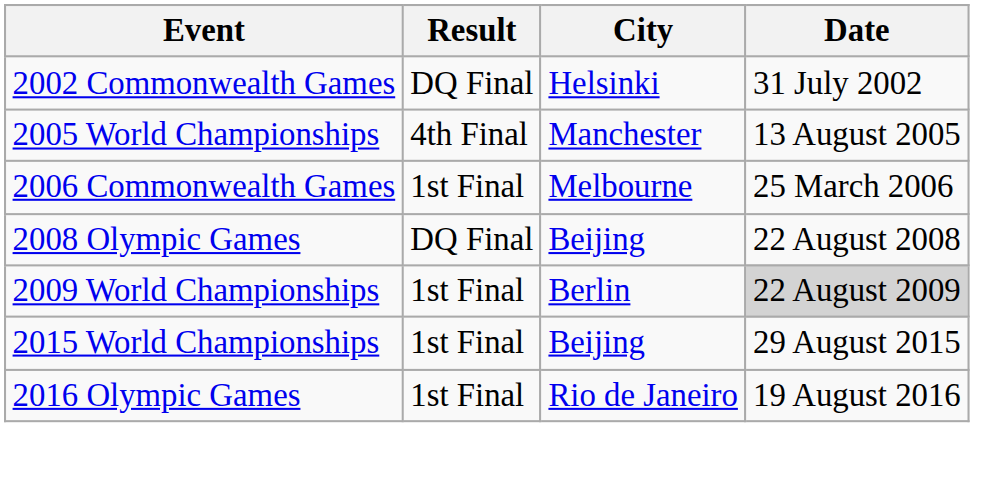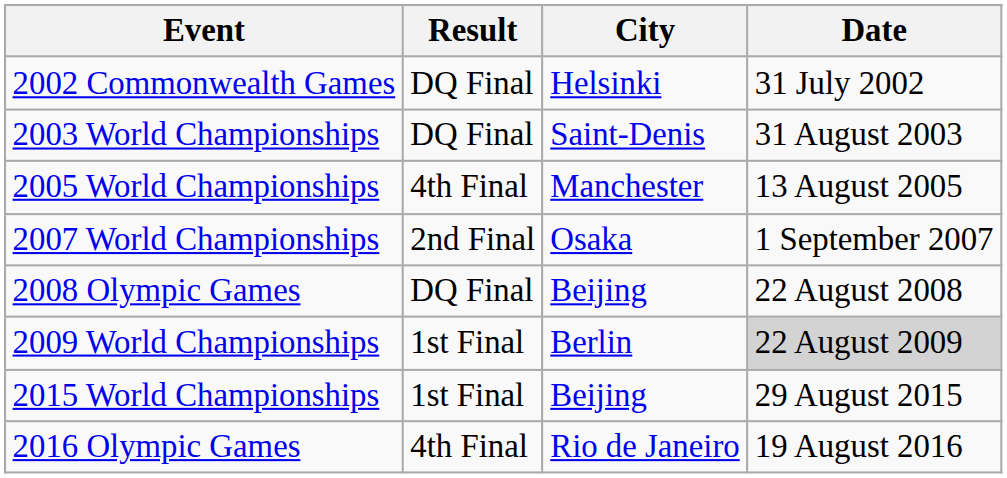+ row: (196, 134)
- row: (204, 186)
+ row: (196, 238)
(467, 394) 1st Final -> (469, 446) 4th Final
